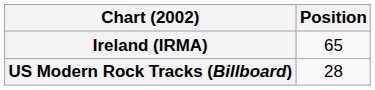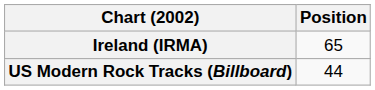(333, 71) 28 -> (333, 71) 44
